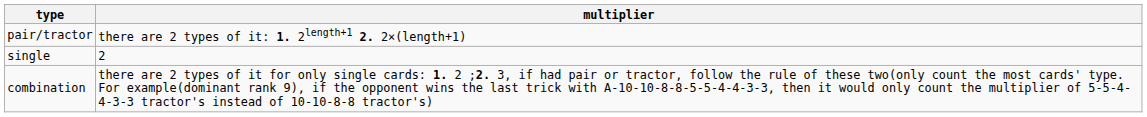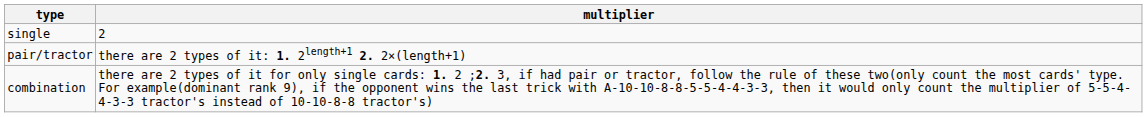rows swapped: (29, 56) <-> (50, 35)
